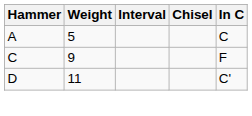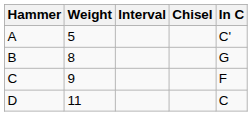(224, 36) C -> (225, 36) C'
+ row: (12, 57)
(225, 79) C' -> (224, 100) C
